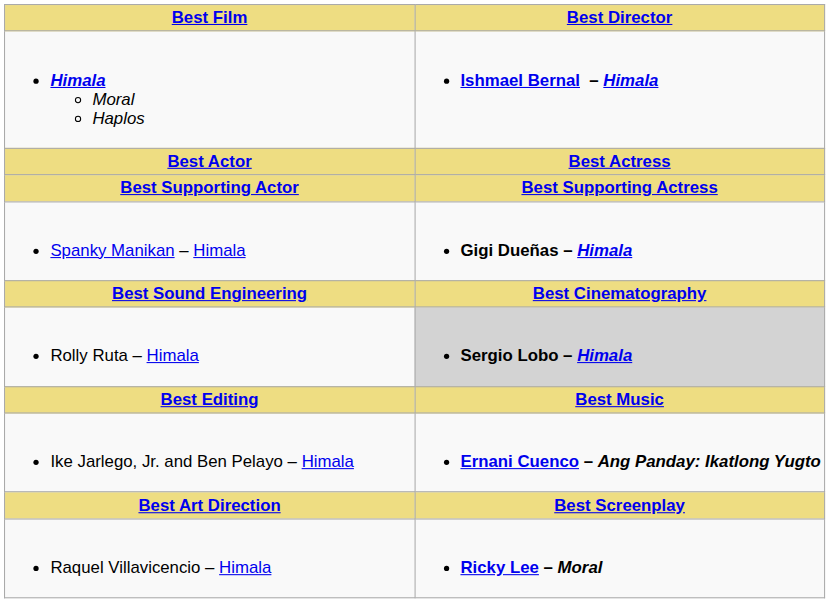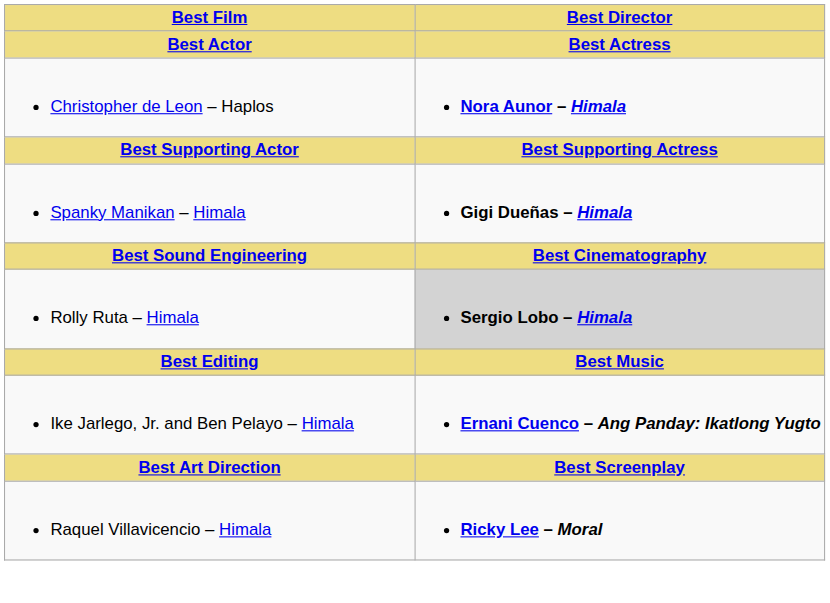- row: (210, 99)
+ row: (210, 107)
